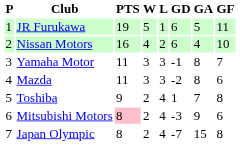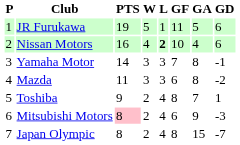columns swapped: (225, 8) <-> (181, 8)
(162, 44) normal -> (162, 44) bold
(122, 62) 11 -> (122, 62) 14
